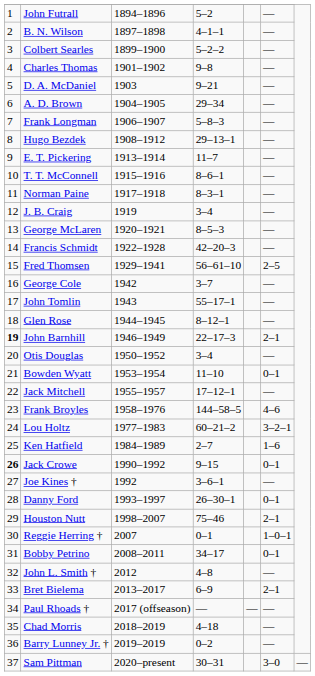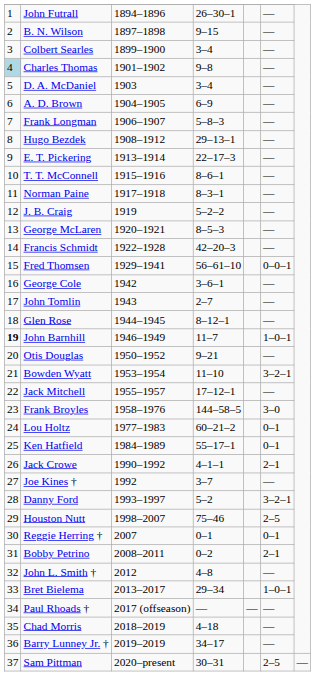(204, 13) 5–2 -> (216, 13) 26–30–1
(210, 31) 4–1–1 -> (207, 31) 9–15
(210, 49) 5–2–2 -> (204, 49) 3–4
(10, 67) no background -> (10, 67) lightblue background
(207, 85) 9–21 -> (204, 85) 3–4
(210, 103) 29–34 -> (204, 103) 6–9
(207, 157) 11–7 -> (216, 157) 22–17–3
(204, 211) 3–4 -> (210, 211) 5–2–2
(271, 265) 2–5 -> (277, 265) 0–0–1
(204, 283) 3–7 -> (210, 283) 3–6–1
(216, 301) 55–17–1 -> (204, 301) 2–7
(216, 337) 22–17–3 -> (207, 337) 11–7
(271, 337) 2–1 -> (277, 337) 1–0–1
(204, 355) 3–4 -> (207, 355) 9–21
(271, 373) 0–1 -> (277, 373) 3–2–1
(271, 409) 4–6 -> (271, 409) 3–0
(277, 427) 3–2–1 -> (271, 427) 0–1
(204, 445) 2–7 -> (216, 445) 55–17–1
(271, 445) 1–6 -> (271, 445) 0–1
(13, 463) bold -> (13, 463) normal
(207, 463) 9–15 -> (210, 463) 4–1–1
(271, 463) 0–1 -> (271, 463) 2–1
(210, 481) 3–6–1 -> (204, 481) 3–7
(216, 499) 26–30–1 -> (204, 499) 5–2
(271, 499) 0–1 -> (277, 499) 3–2–1
(271, 517) 2–1 -> (271, 517) 2–5
(277, 535) 1–0–1 -> (271, 535) 0–1
(210, 553) 34–17 -> (204, 553) 0–2
(271, 553) 0–1 -> (271, 553) 2–1
(204, 590) 6–9 -> (210, 590) 29–34
(271, 590) 2–1 -> (277, 590) 1–0–1
(204, 644) 0–2 -> (210, 644) 34–17
(271, 662) 3–0 -> (271, 662) 2–5
